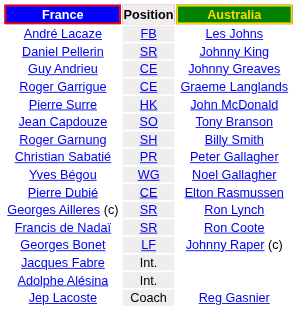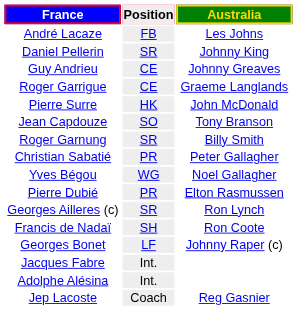(149, 139) SH -> (149, 139) SR
(149, 192) CE -> (149, 192) PR
(149, 227) SR -> (149, 227) SH
